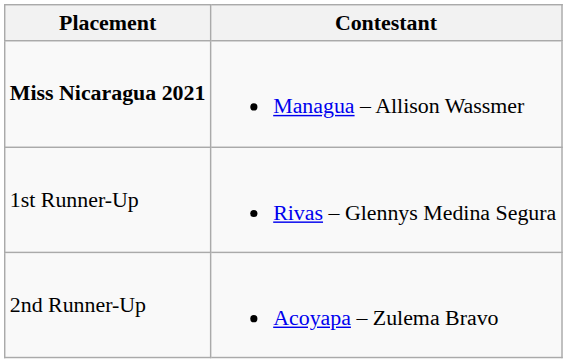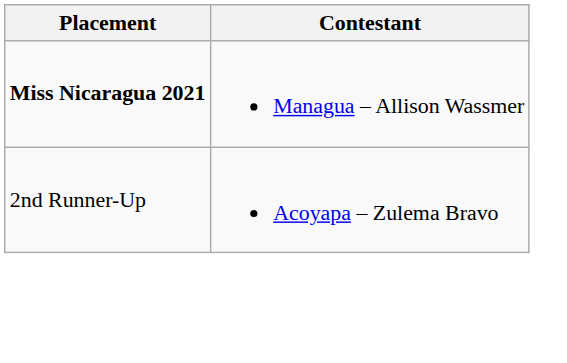- row: (74, 199)
